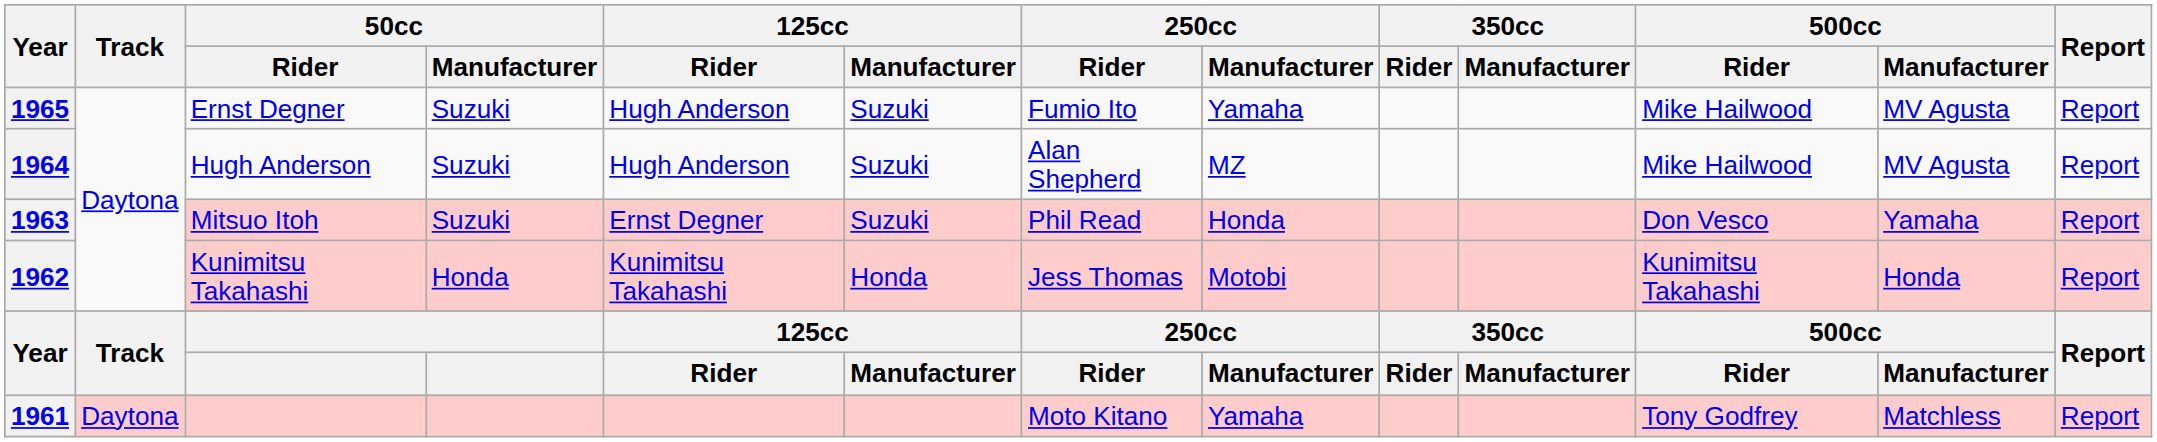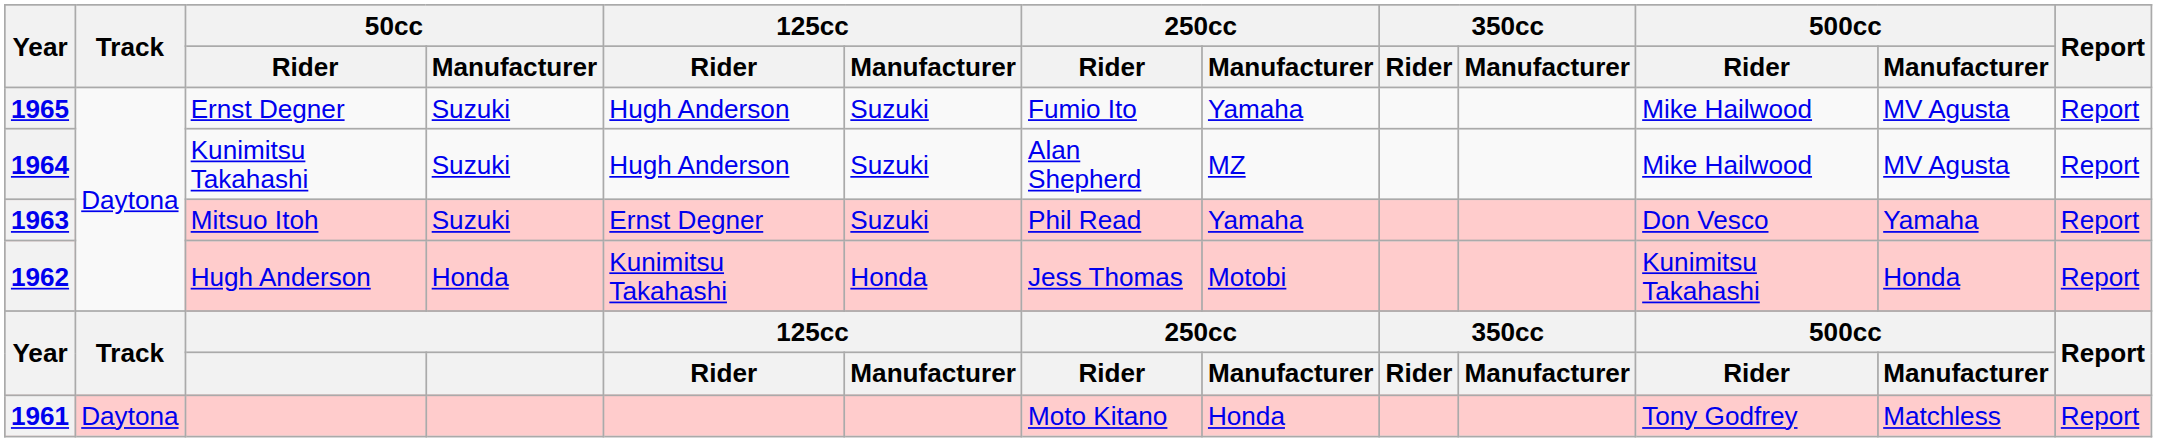(281, 165) Hugh Anderson -> (249, 165) Kunimitsu Takahashi
(1246, 221) Honda -> (1256, 221) Yamaha
(249, 277) Kunimitsu Takahashi -> (281, 277) Hugh Anderson
(1256, 415) Yamaha -> (1246, 415) Honda
